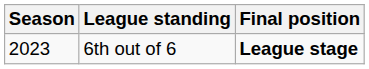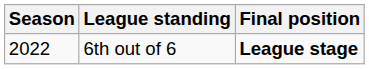(30, 48) 2023 -> (30, 48) 2022
